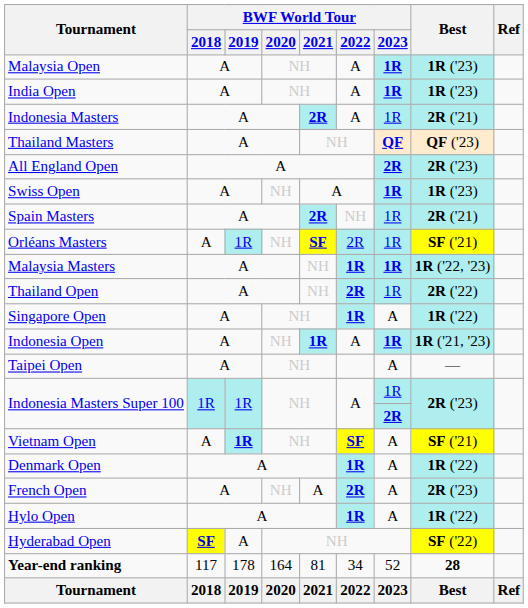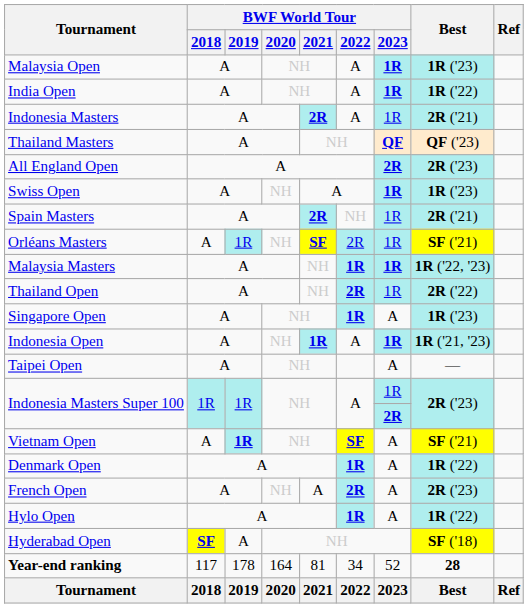(453, 92) 1R ('23) -> (453, 92) 1R ('22)
(453, 316) 1R ('22) -> (453, 316) 1R ('23)
(453, 541) SF ('22) -> (453, 541) SF ('18)
